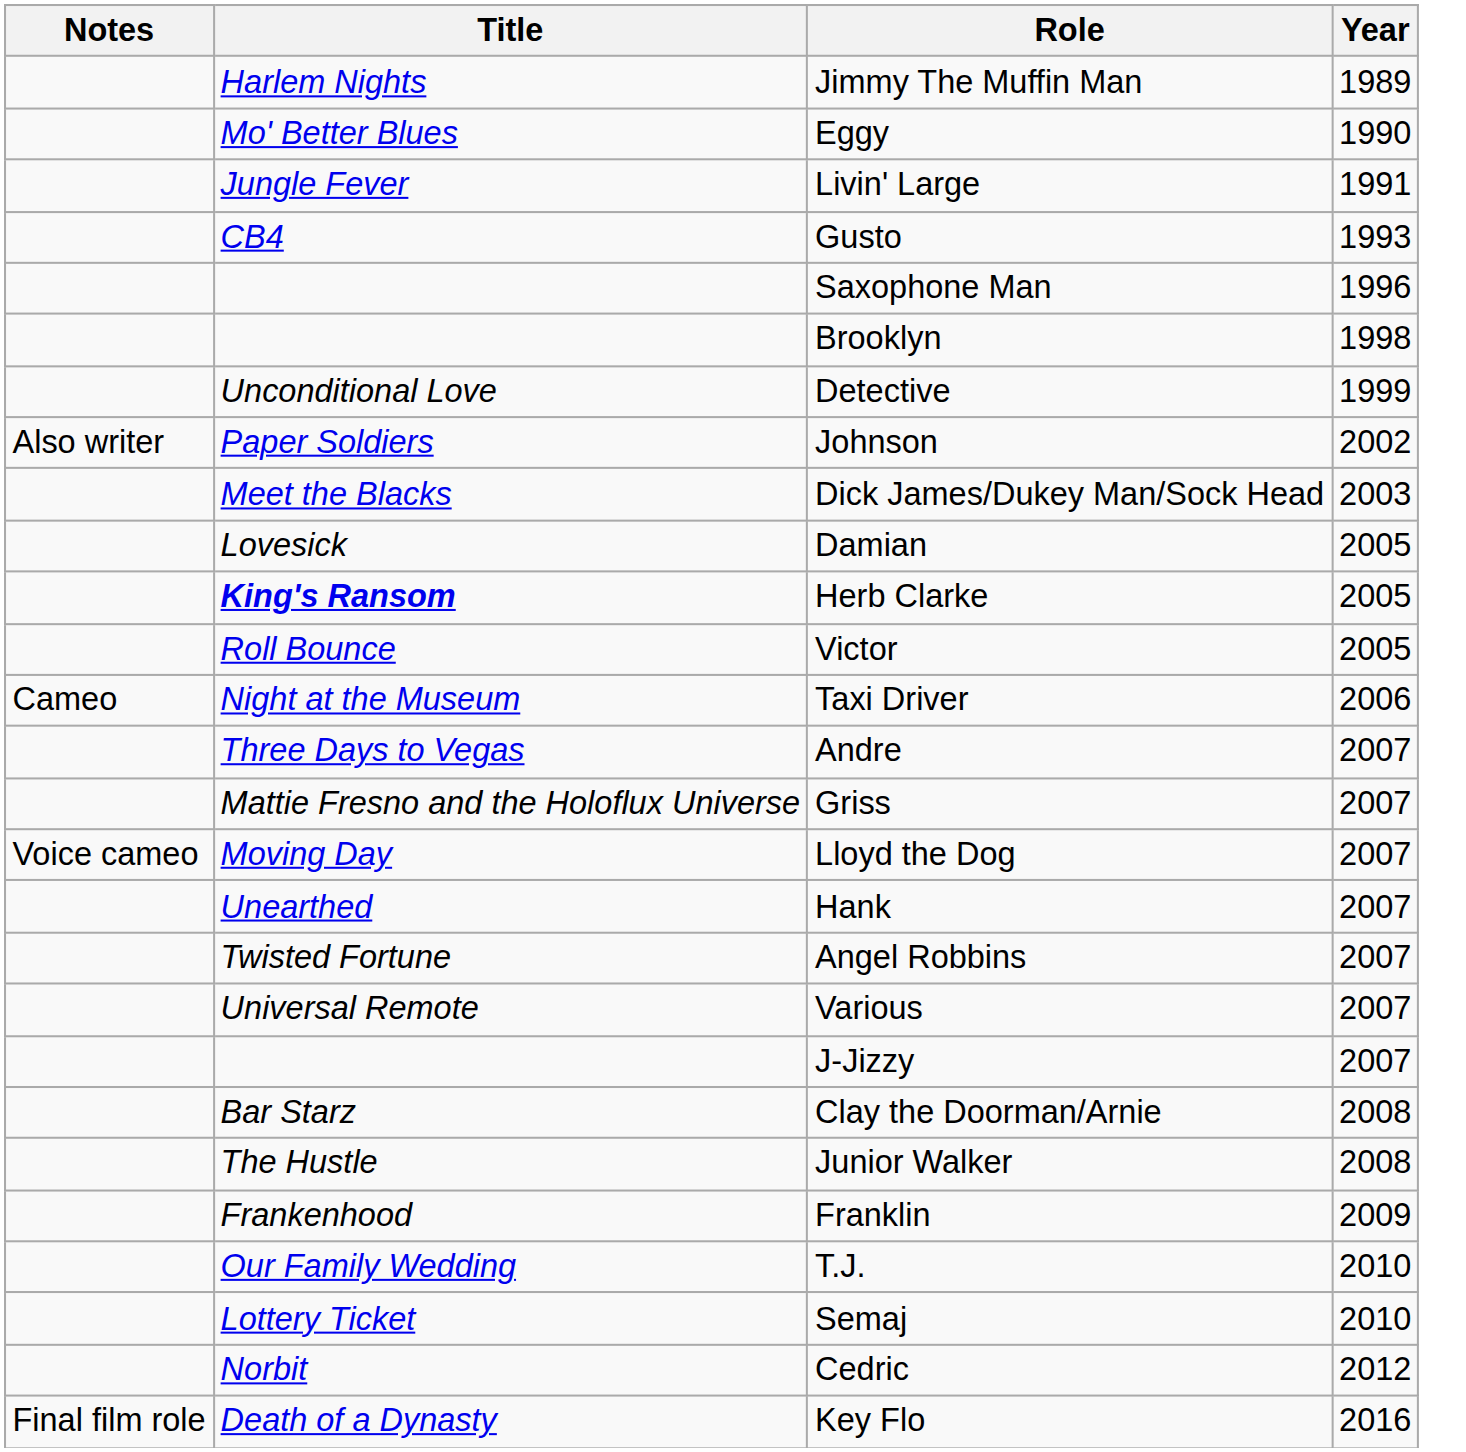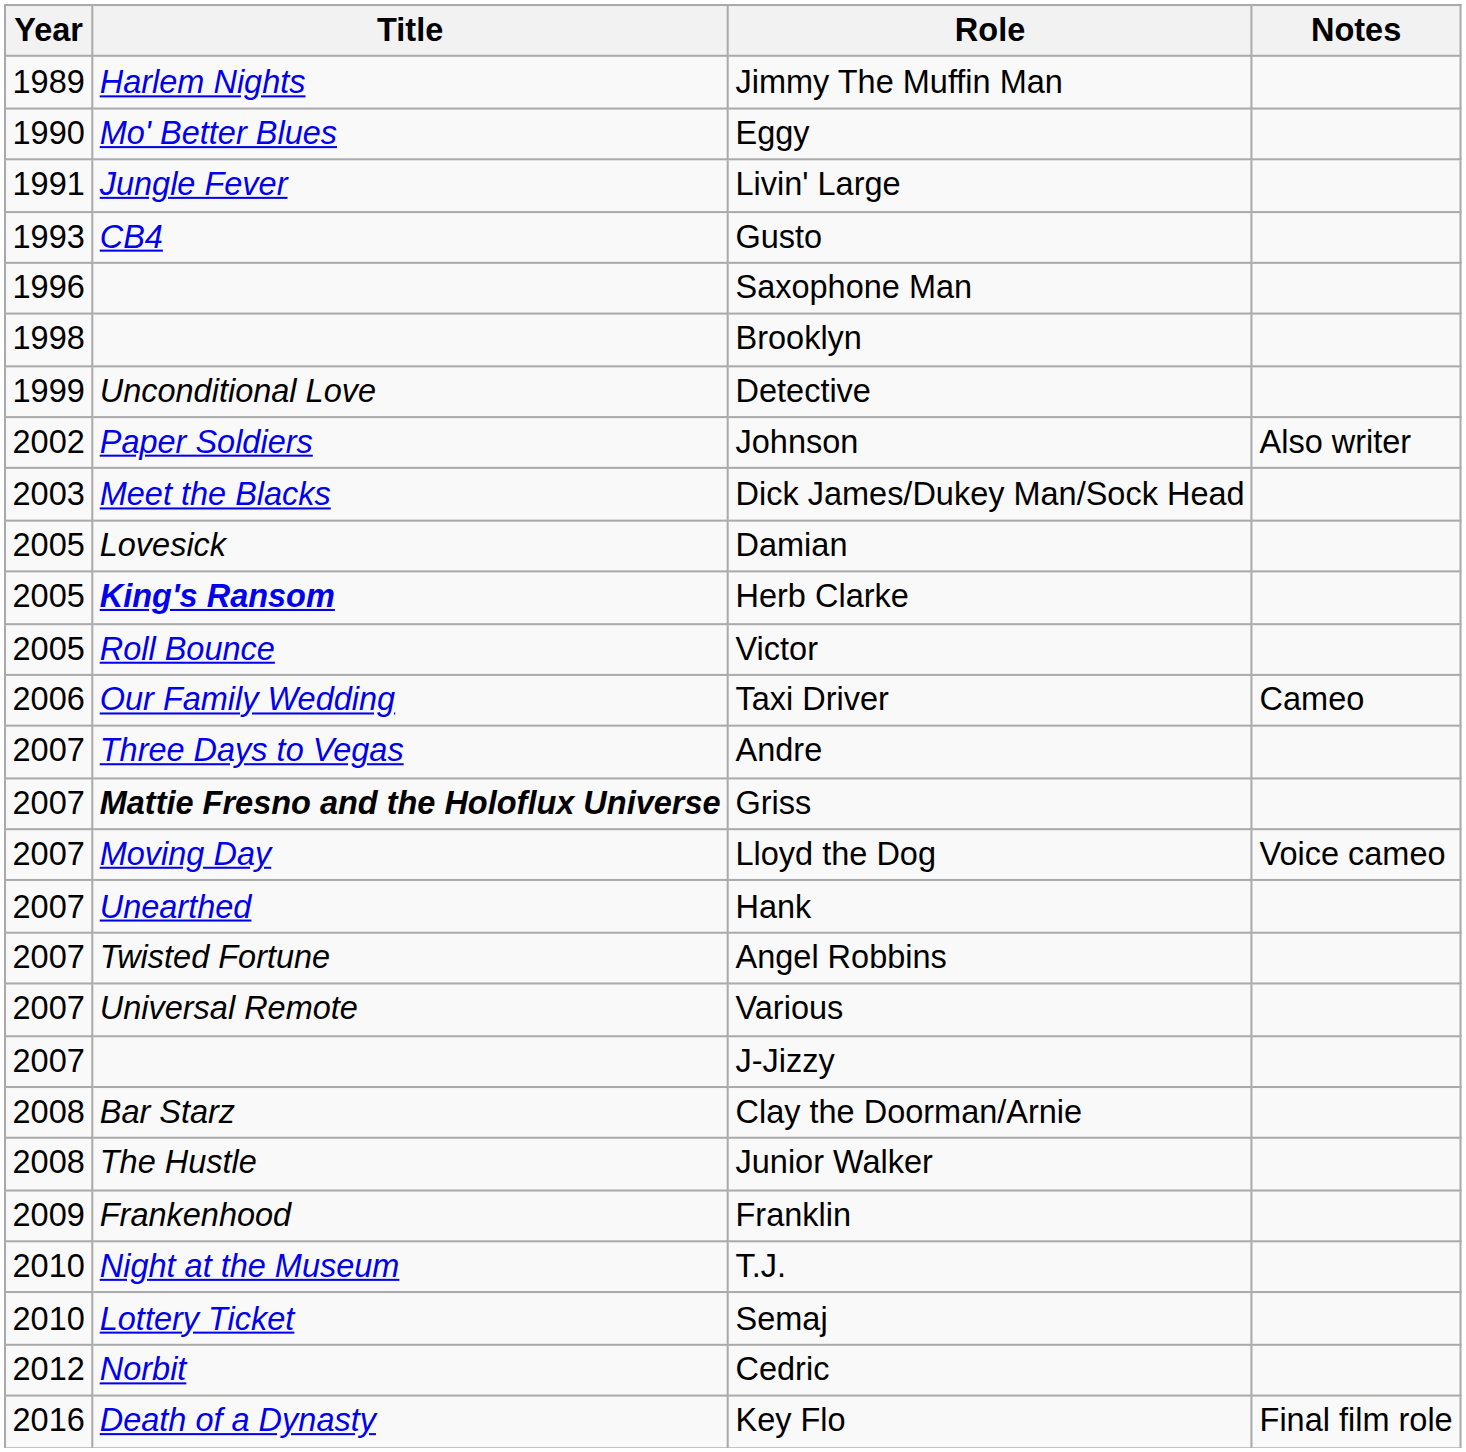columns swapped: (1375, 30) <-> (109, 30)
(370, 699) Night at the Museum -> (247, 699) Our Family Wedding
(510, 802) normal -> (410, 802) bold
(368, 1266) Our Family Wedding -> (250, 1266) Night at the Museum
